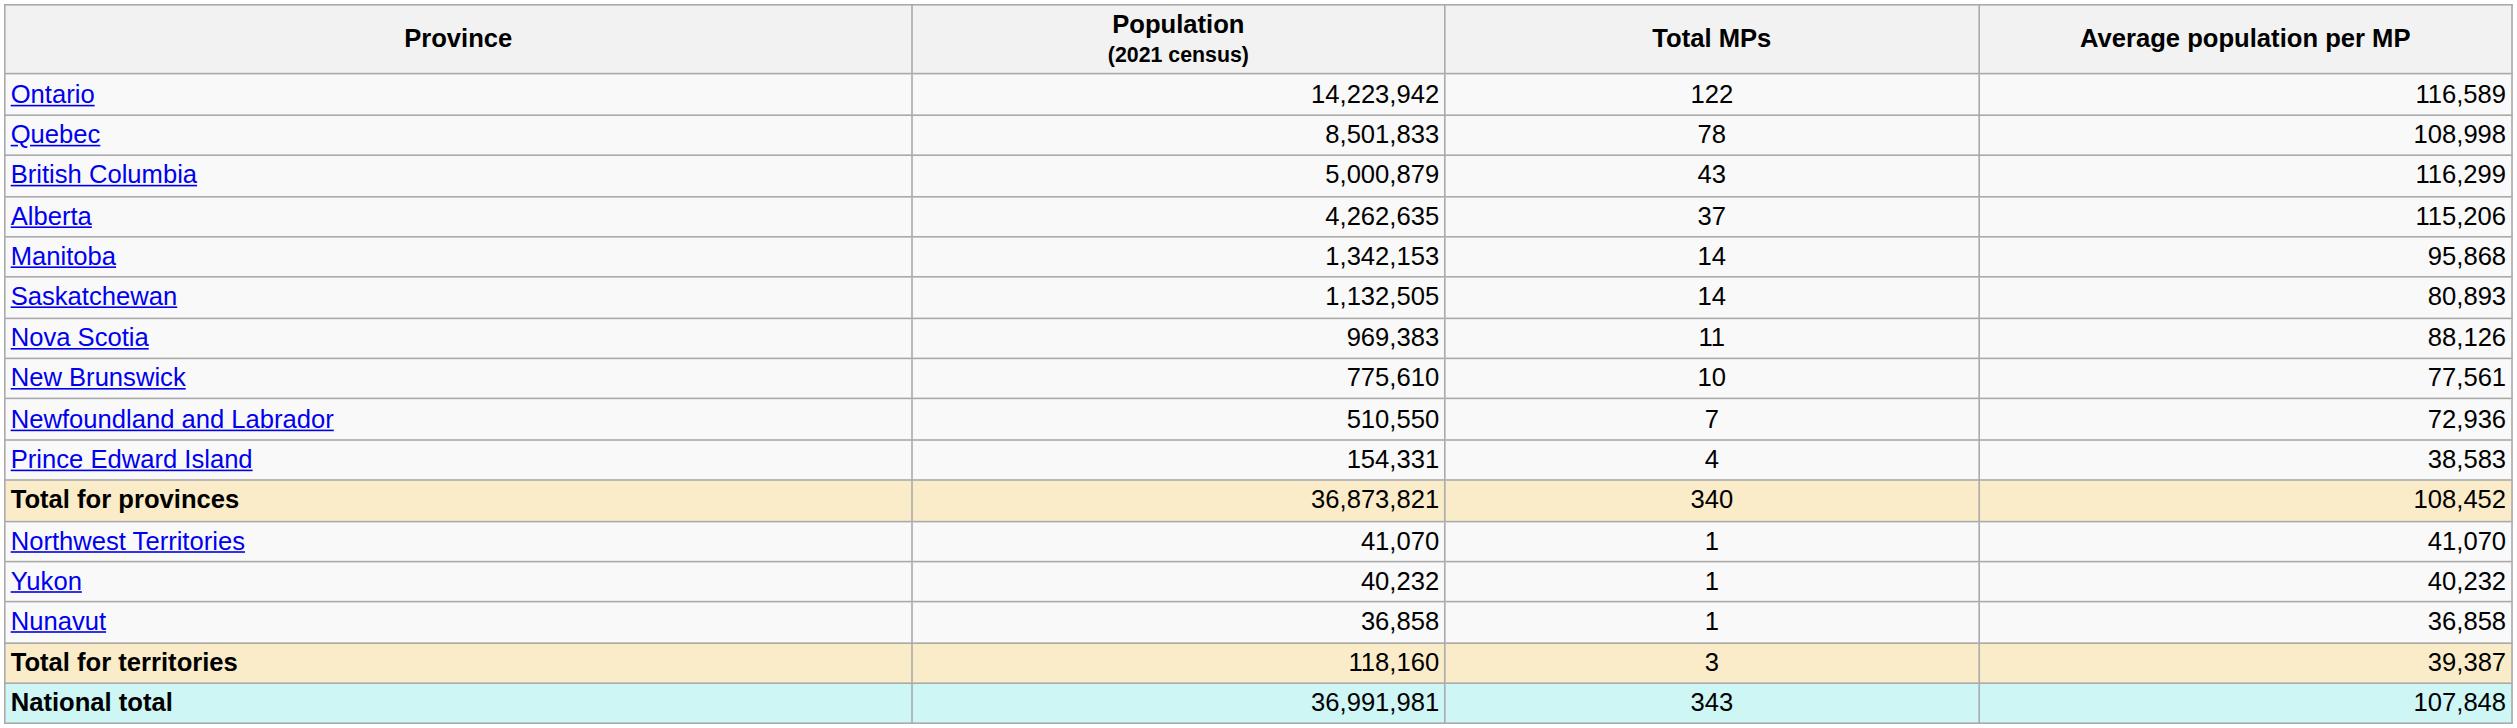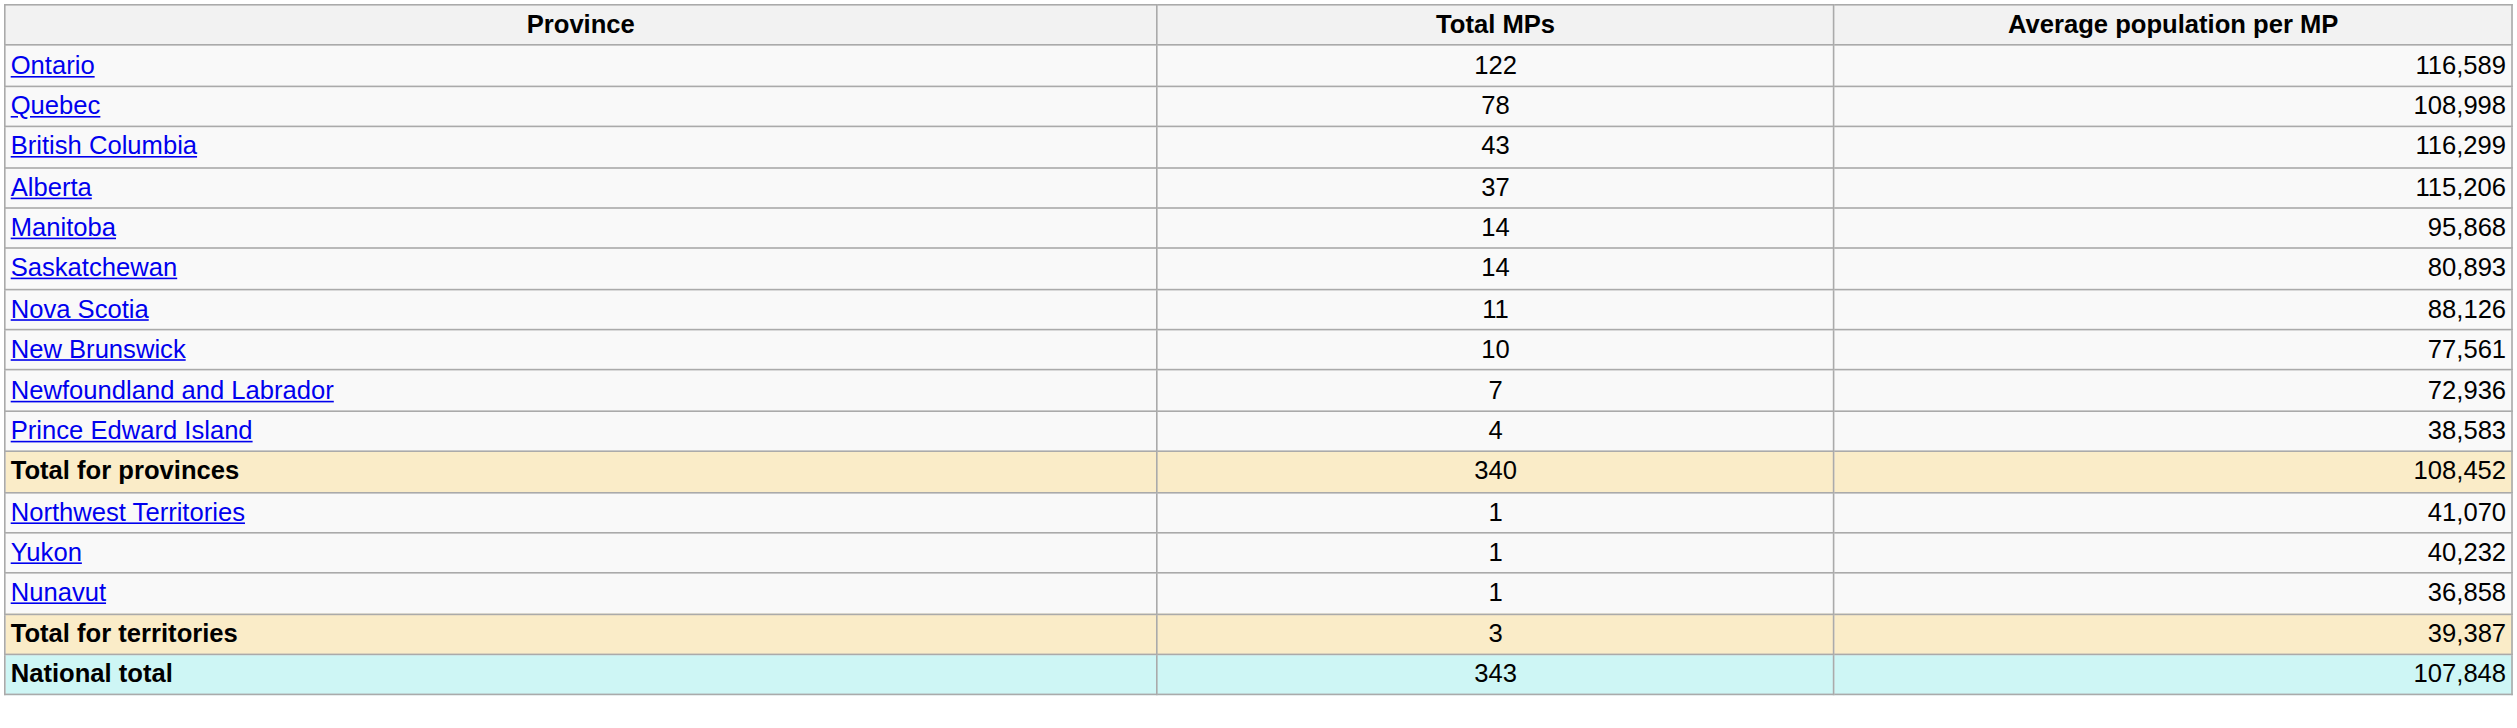- column: (1178, 39)
